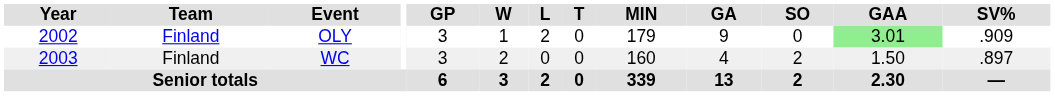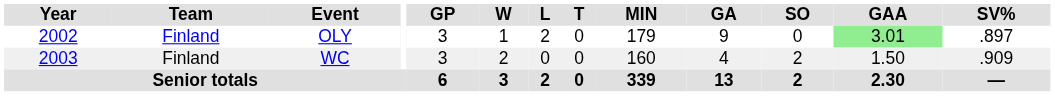(996, 36) .909 -> (996, 36) .897
(996, 58) .897 -> (996, 58) .909
